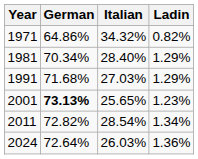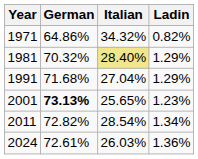(66, 57) 70.34% -> (66, 57) 70.32%
(123, 57) no background -> (123, 57) khaki background
(123, 79) 27.03% -> (123, 79) 27.04%
(66, 143) 72.64% -> (66, 143) 72.61%
